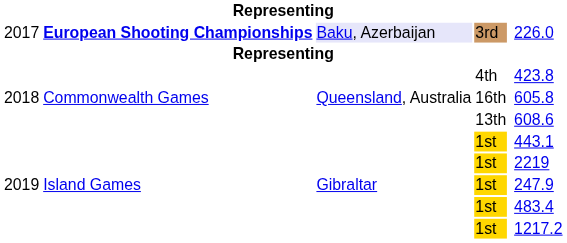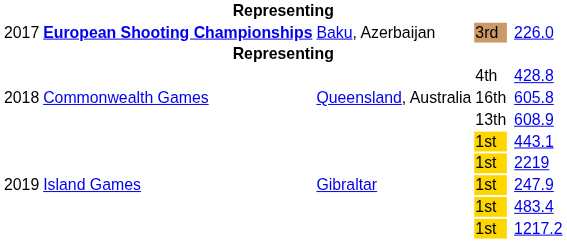(376, 32) lavender background -> (376, 32) no background
(534, 76) 423.8 -> (534, 76) 428.8
(534, 119) 608.6 -> (534, 119) 608.9
